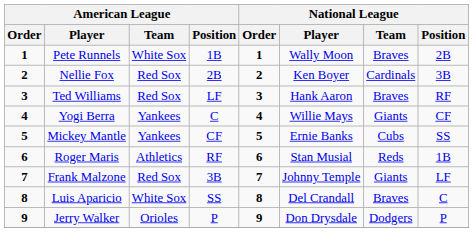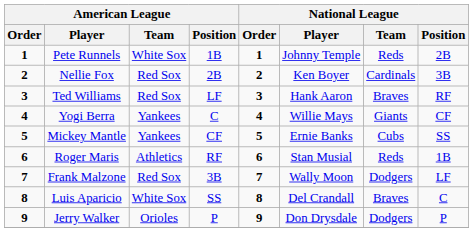(321, 55) Wally Moon -> (321, 55) Johnny Temple
(391, 55) Braves -> (391, 55) Reds
(321, 177) Johnny Temple -> (321, 177) Wally Moon
(391, 177) Giants -> (391, 177) Dodgers
